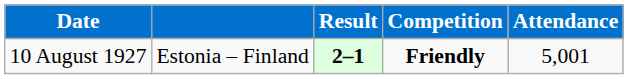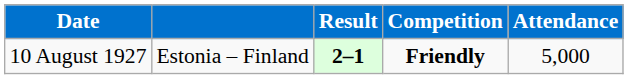(565, 55) 5,001 -> (565, 55) 5,000
